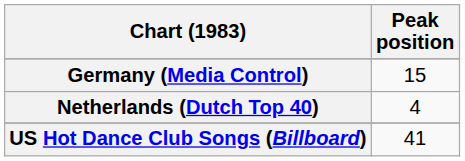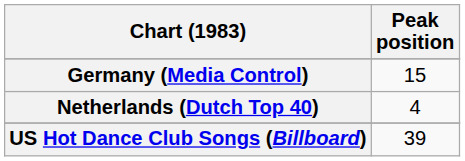(415, 139) 41 -> (415, 139) 39
